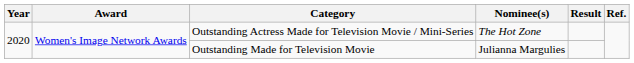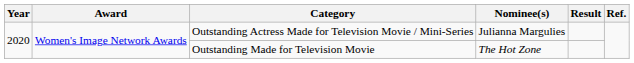(510, 31) The Hot Zone -> (522, 31) Julianna Margulies
(522, 49) Julianna Margulies -> (510, 49) The Hot Zone
